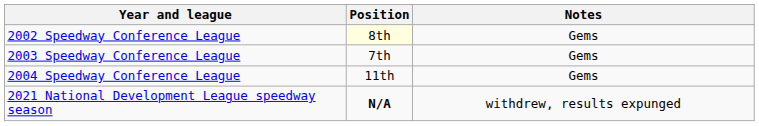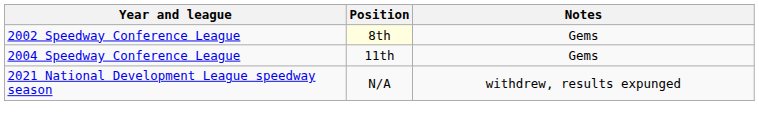- row: (124, 55)
(379, 103) bold -> (379, 83) normal
